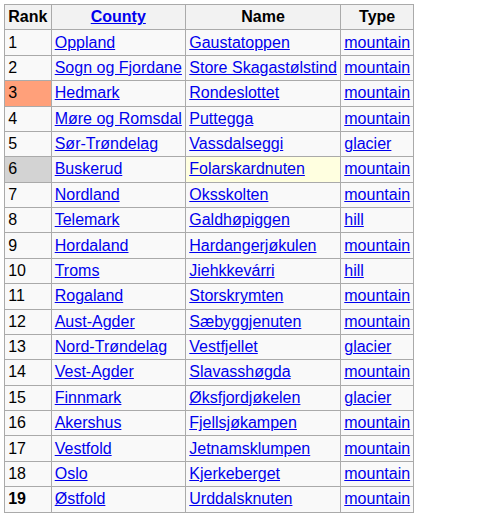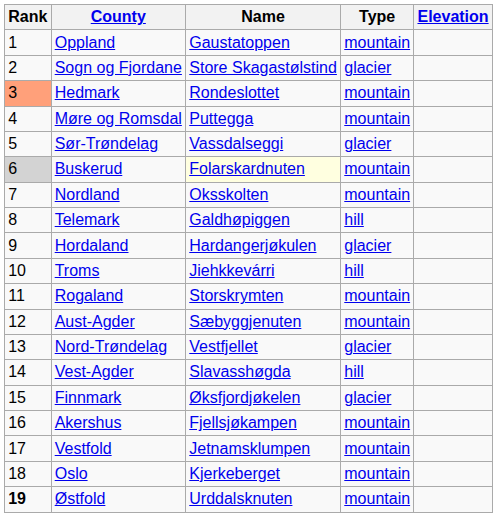+ column: (453, 17)
(377, 67) mountain -> (368, 67) glacier
(377, 245) mountain -> (368, 245) glacier
(377, 372) mountain -> (354, 372) hill
